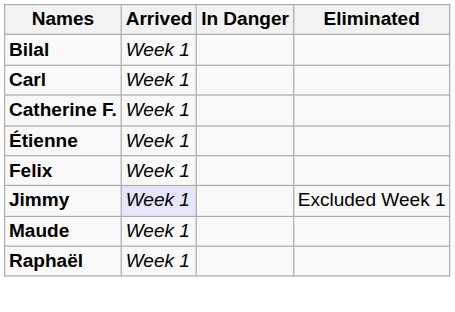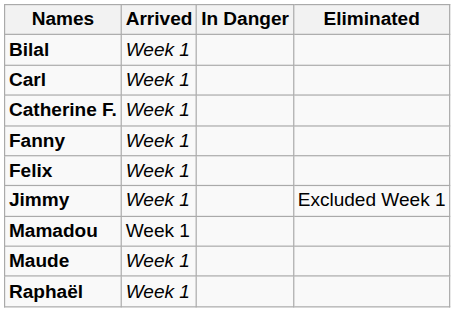- row: (43, 140)
+ row: (37, 140)
(158, 200) lavender background -> (158, 200) no background
+ row: (53, 230)
